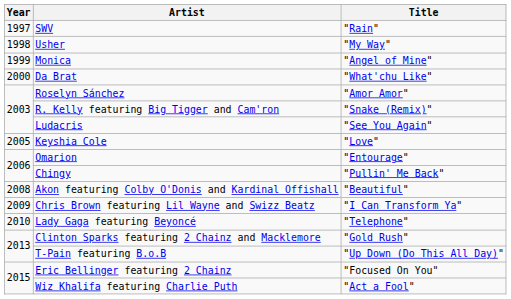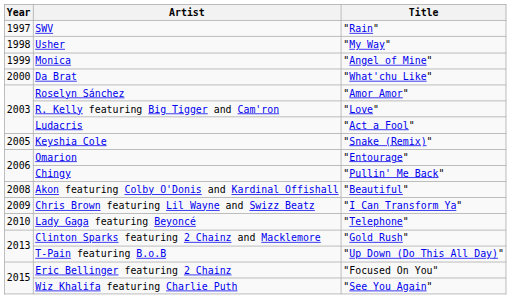(388, 109) "Snake (Remix)" -> (361, 109) "Love"
(388, 125) "See You Again" -> (379, 125) "Act a Fool"
(361, 141) "Love" -> (388, 141) "Snake (Remix)"
(379, 286) "Act a Fool" -> (388, 286) "See You Again"
